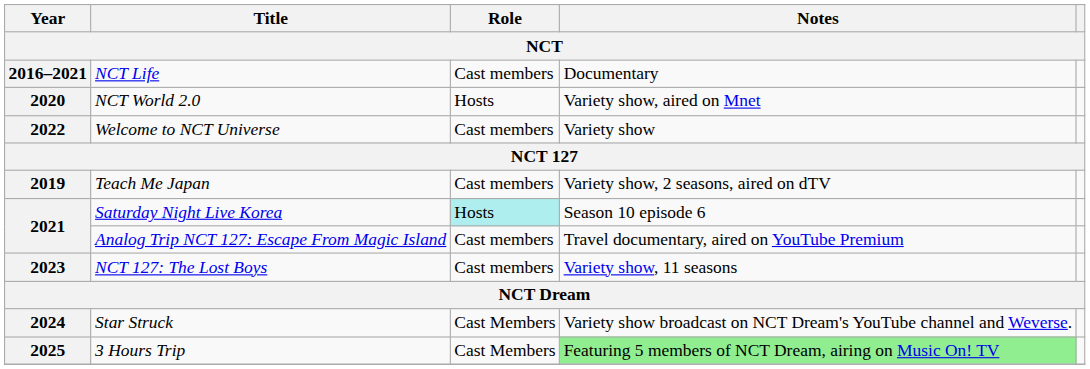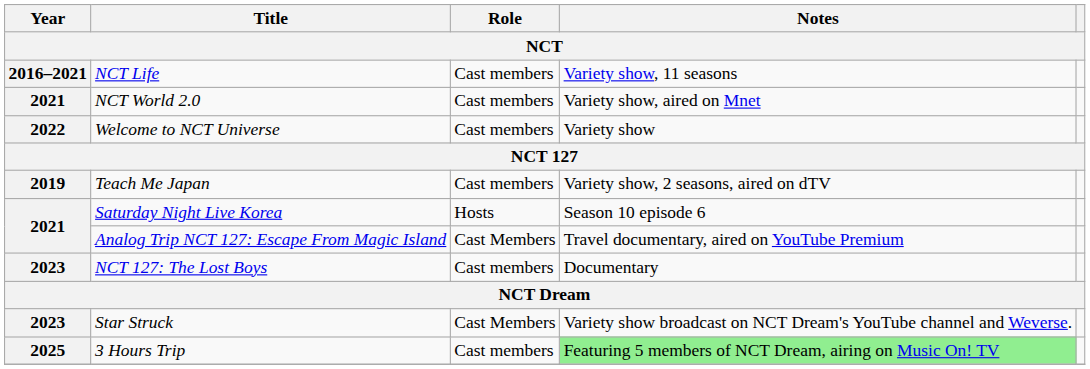(611, 73) Documentary -> (650, 73) Variety show, 11 seasons
(48, 101) 2020 -> (48, 101) 2021
(474, 101) Hosts -> (504, 101) Cast members
(474, 211) paleturquoise background -> (474, 211) no background
(504, 239) Cast members -> (505, 239) Cast Members
(650, 267) Variety show, 11 seasons -> (611, 267) Documentary
(48, 322) 2024 -> (48, 322) 2023
(505, 350) Cast Members -> (504, 350) Cast members
